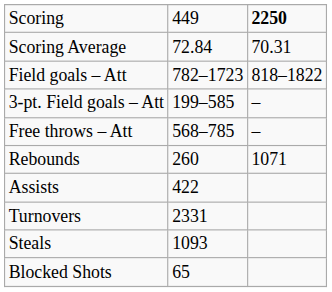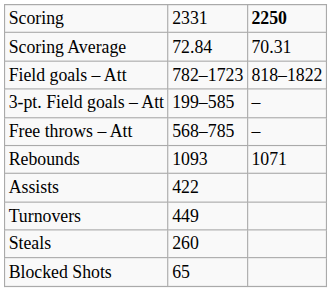(186, 18) 449 -> (190, 18) 2331
(186, 159) 260 -> (190, 159) 1093
(190, 215) 2331 -> (186, 215) 449
(190, 243) 1093 -> (186, 243) 260
